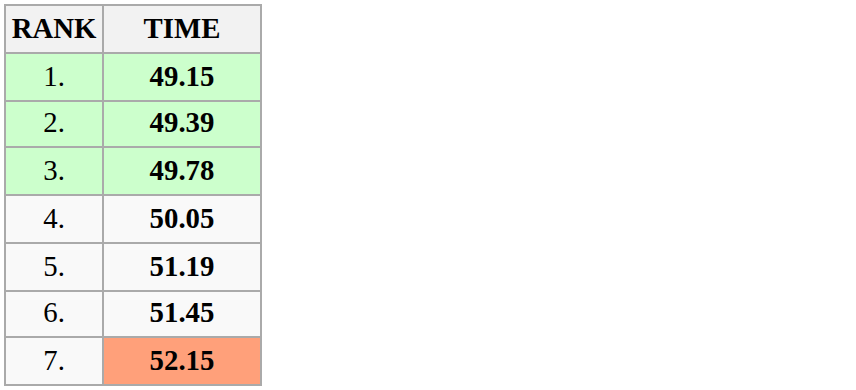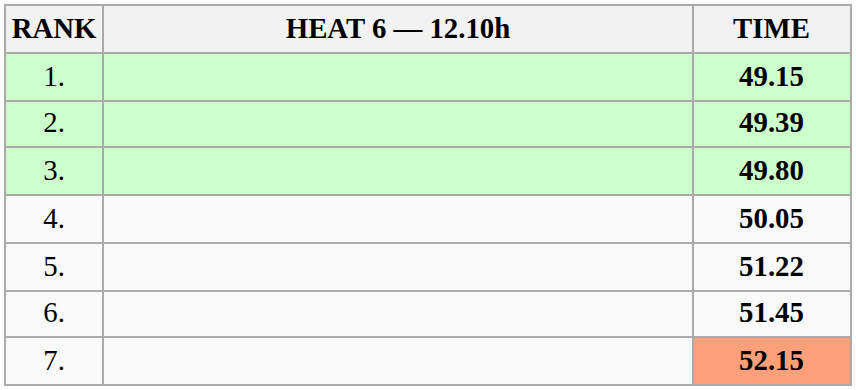+ column: (398, 28)
(182, 171) 49.78 -> (771, 171) 49.80
(182, 266) 51.19 -> (771, 266) 51.22
